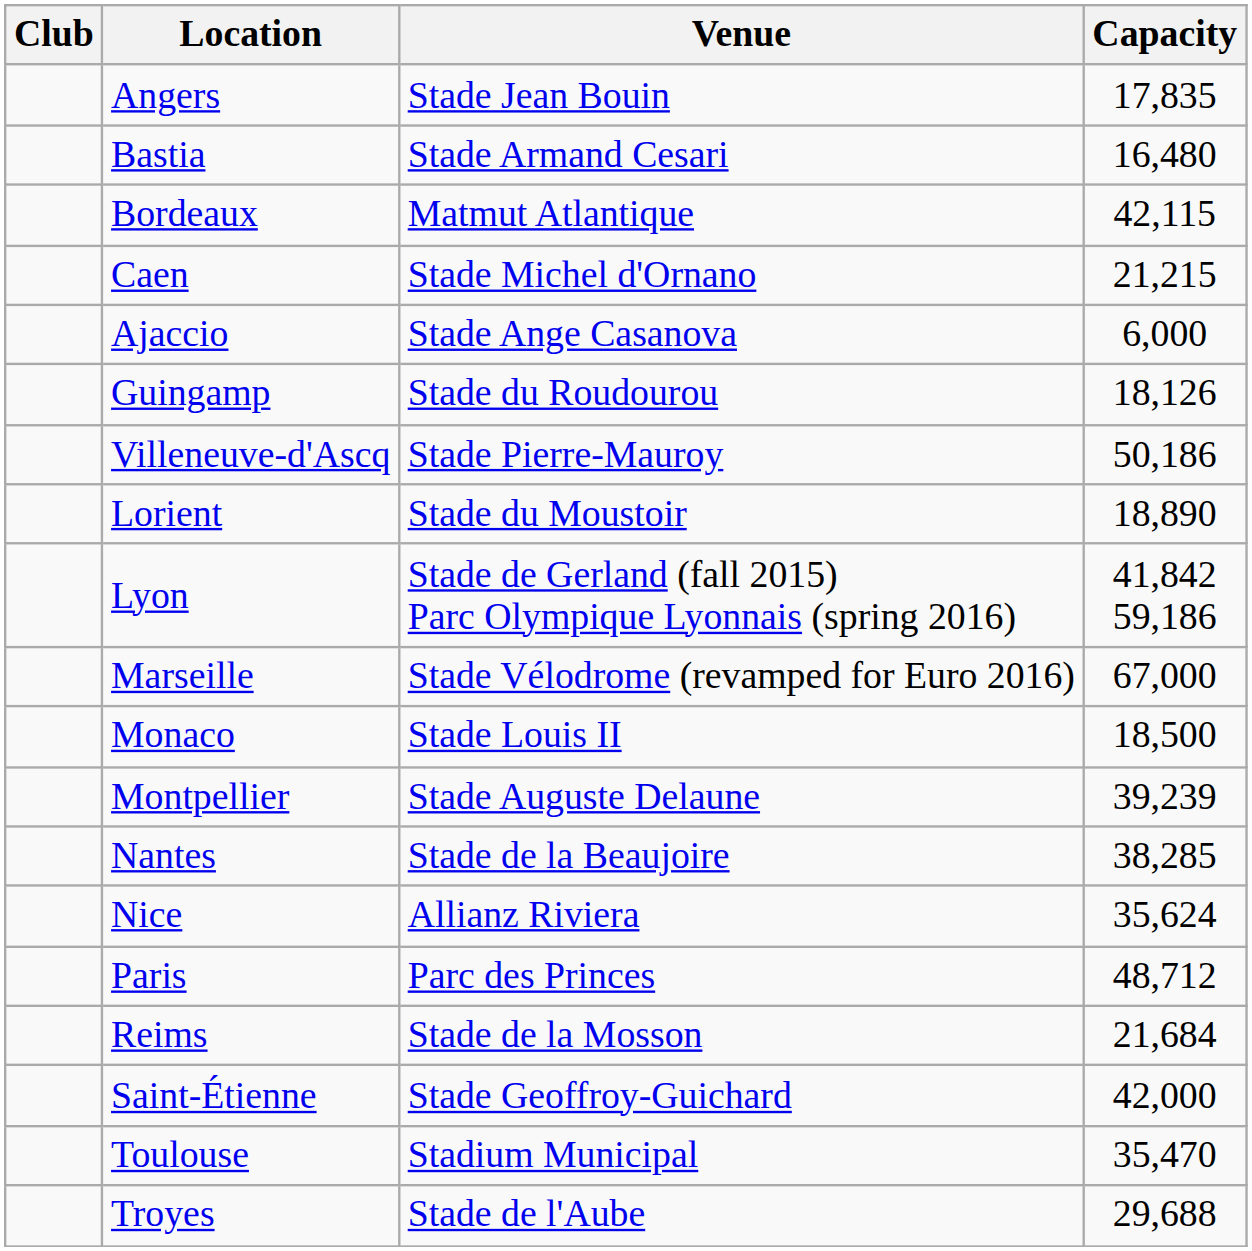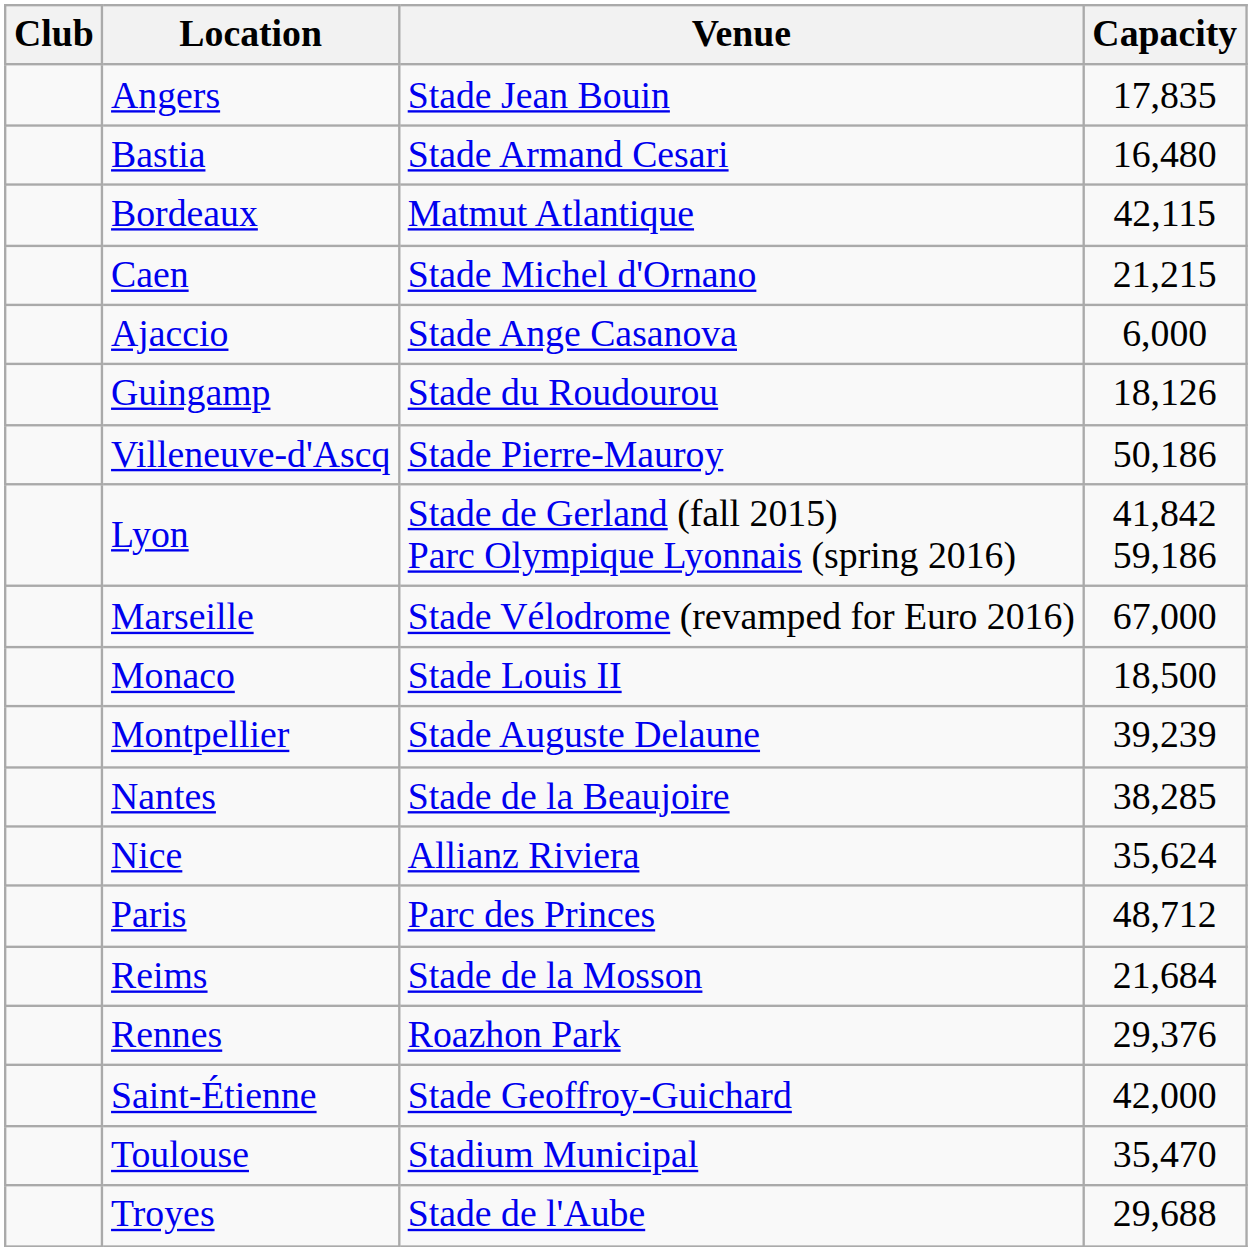- row: (167, 513)
+ row: (167, 1035)
